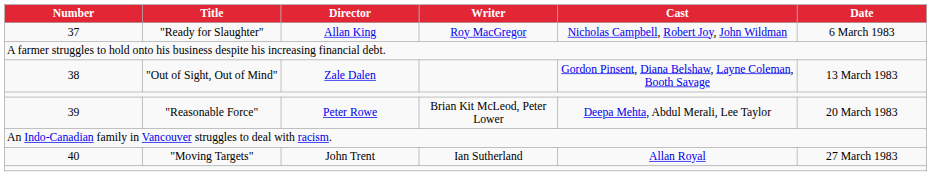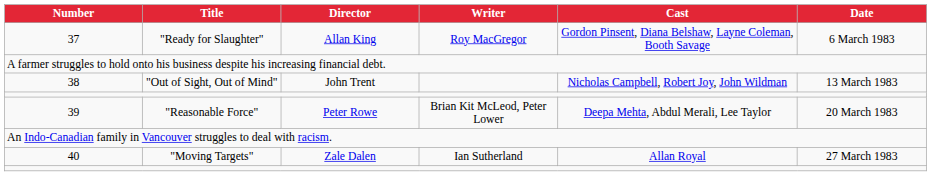(677, 32) Nicholas Campbell, Robert Joy, John Wildman -> (677, 38) Gordon Pinsent, Diana Belshaw, Layne Coleman, Booth Savage
(350, 75) Zale Dalen -> (350, 82) John Trent
(677, 75) Gordon Pinsent, Diana Belshaw, Layne Coleman, Booth Savage -> (677, 82) Nicholas Campbell, Robert Joy, John Wildman
(350, 156) John Trent -> (350, 156) Zale Dalen
